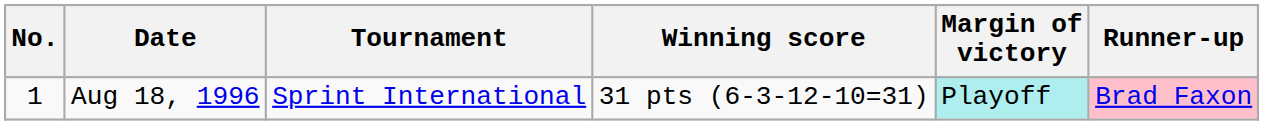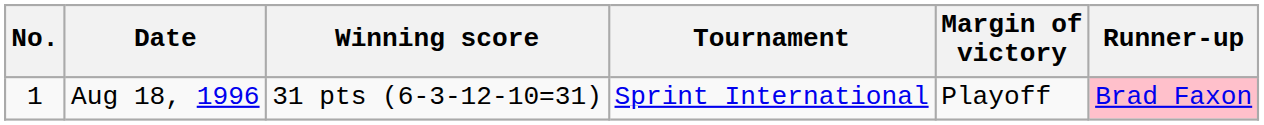columns swapped: (429, 41) <-> (764, 41)
(996, 98) paleturquoise background -> (996, 98) no background
